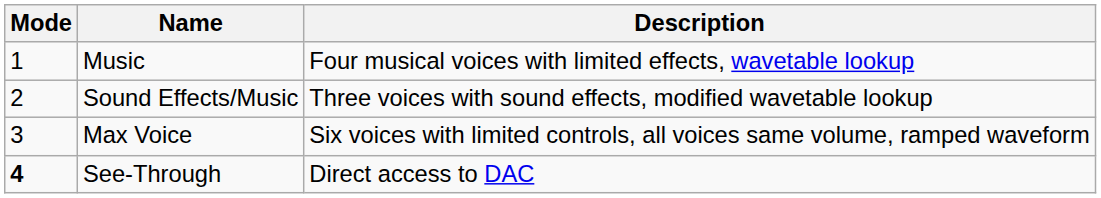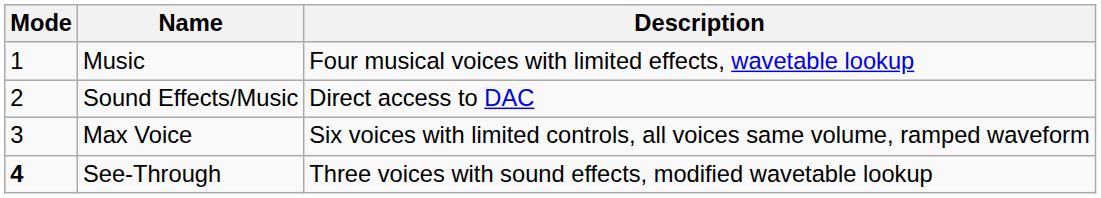(621, 98) Three voices with sound effects, modified wavetable lookup -> (422, 98) Direct access to DAC
(422, 173) Direct access to DAC -> (621, 173) Three voices with sound effects, modified wavetable lookup
